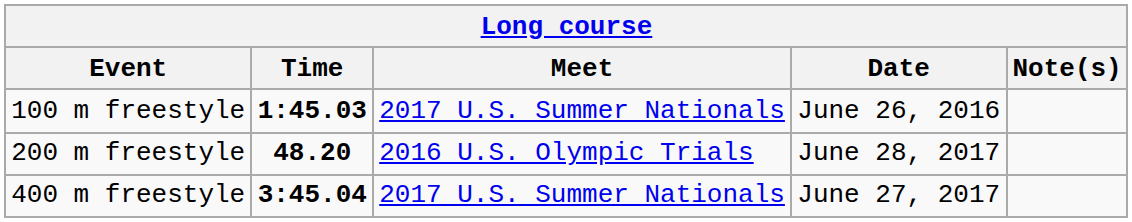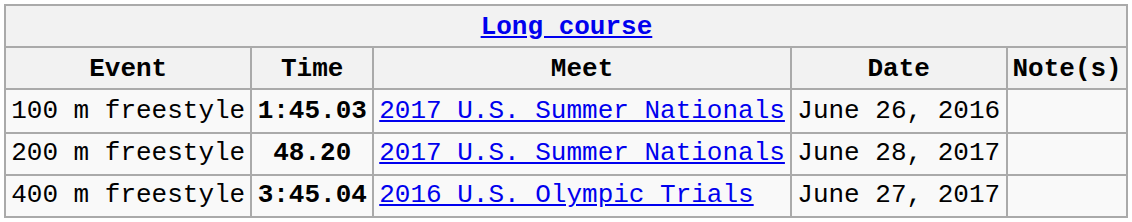(566, 153) 2016 U.S. Olympic Trials -> (582, 153) 2017 U.S. Summer Nationals
(582, 196) 2017 U.S. Summer Nationals -> (566, 196) 2016 U.S. Olympic Trials
